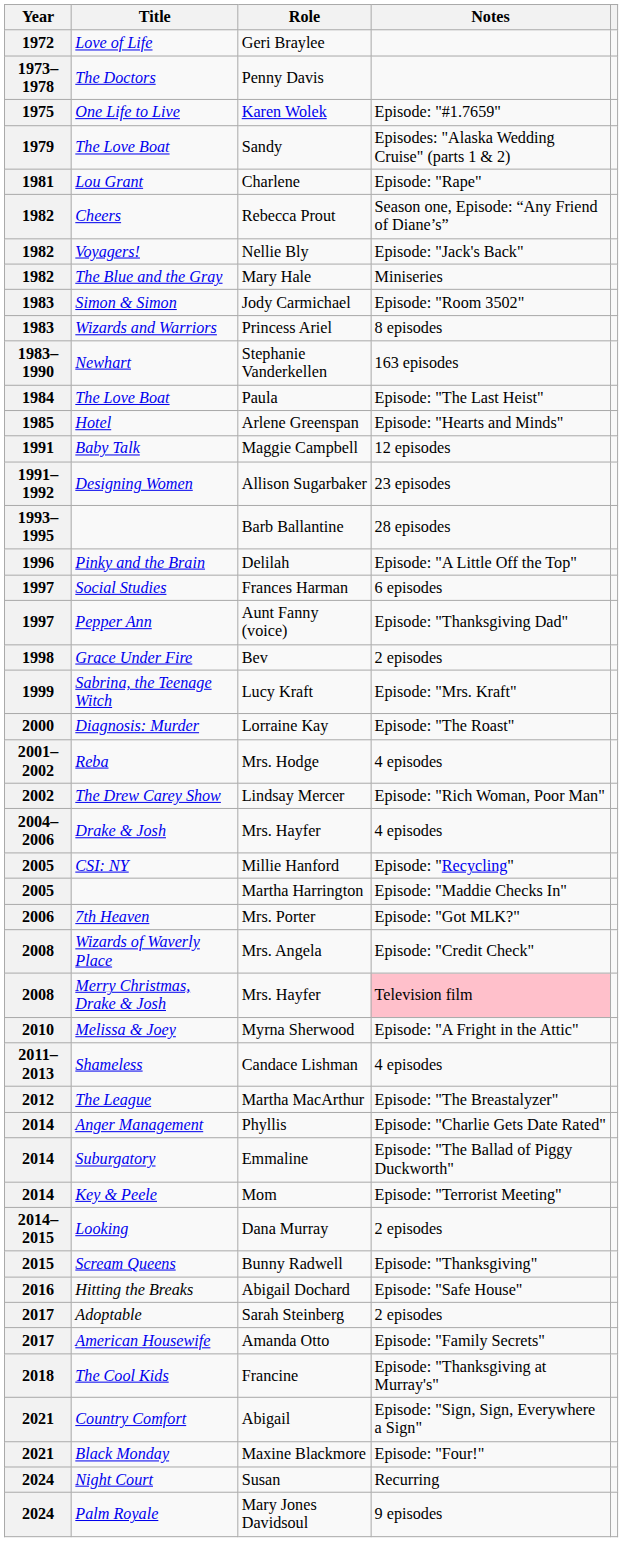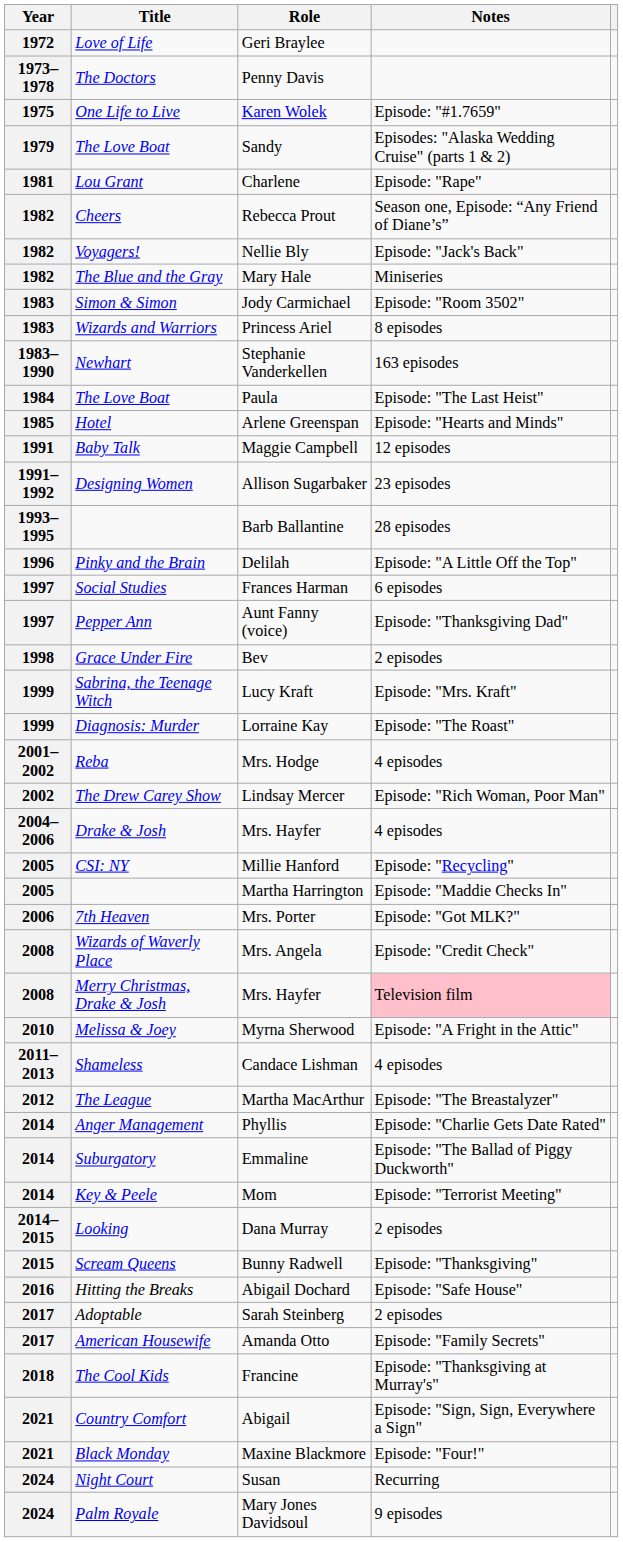(38, 726) 2000 -> (38, 726) 1999
